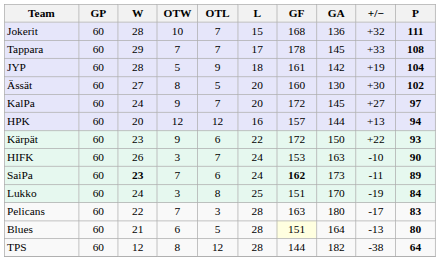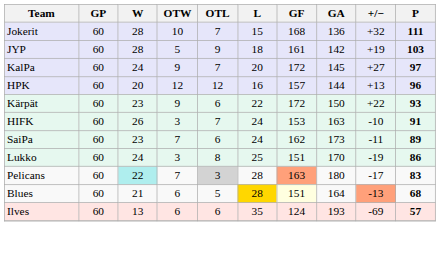- row: (25, 49)
(416, 67) 104 -> (416, 49) 103
- row: (20, 85)
(416, 121) 94 -> (416, 85) 96
(416, 157) 90 -> (416, 121) 91
(138, 175) bold -> (138, 139) normal
(297, 175) bold -> (297, 139) normal
(416, 193) 84 -> (416, 157) 86
(138, 211) no background -> (138, 175) paleturquoise background
(218, 211) no background -> (218, 175) lightgrey background
(297, 211) no background -> (297, 175) lightsalmon background
(257, 229) no background -> (257, 193) gold background
(376, 229) no background -> (376, 193) lightsalmon background
(416, 229) 80 -> (416, 193) 68
- row: (17, 247)
+ row: (18, 211)
